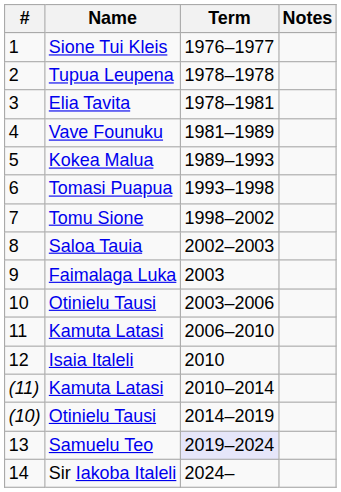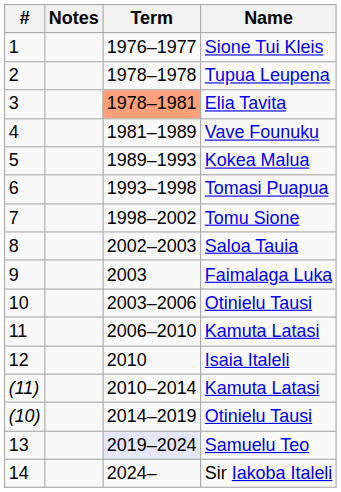columns swapped: (113, 18) <-> (307, 18)
(229, 103) no background -> (152, 103) lightsalmon background
